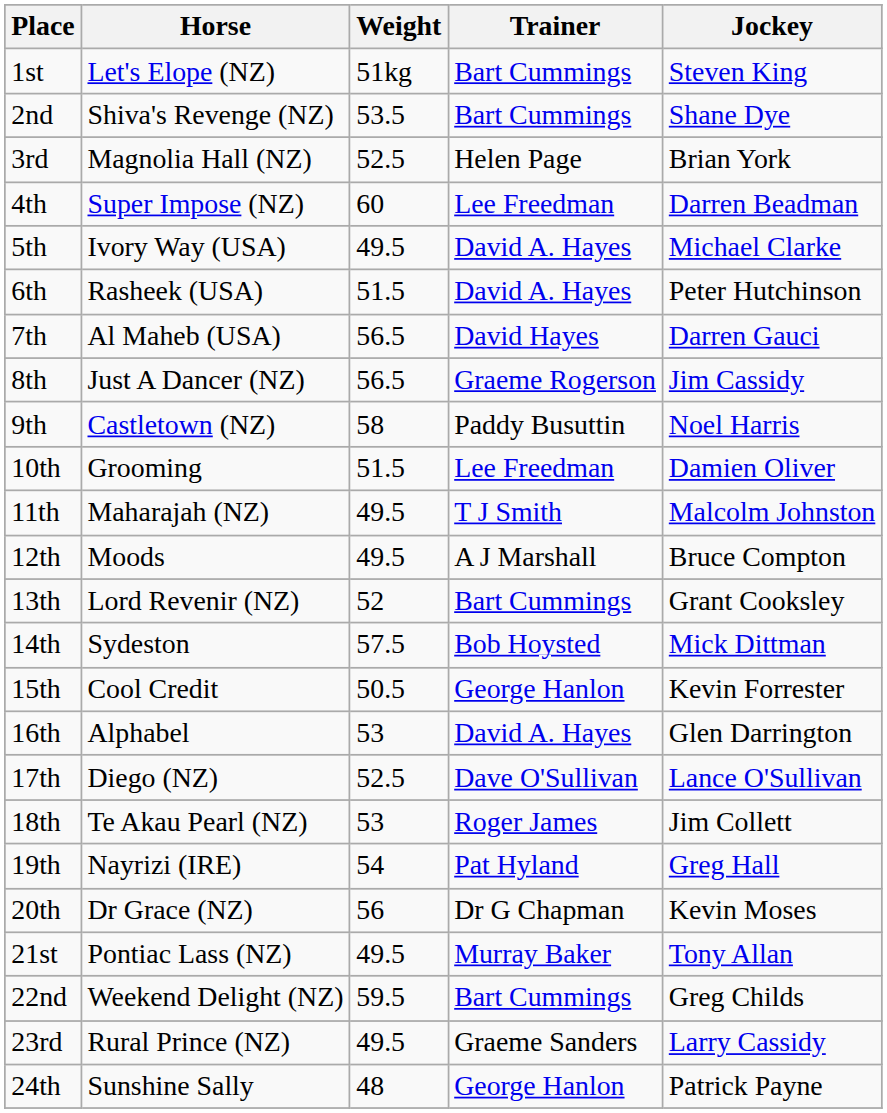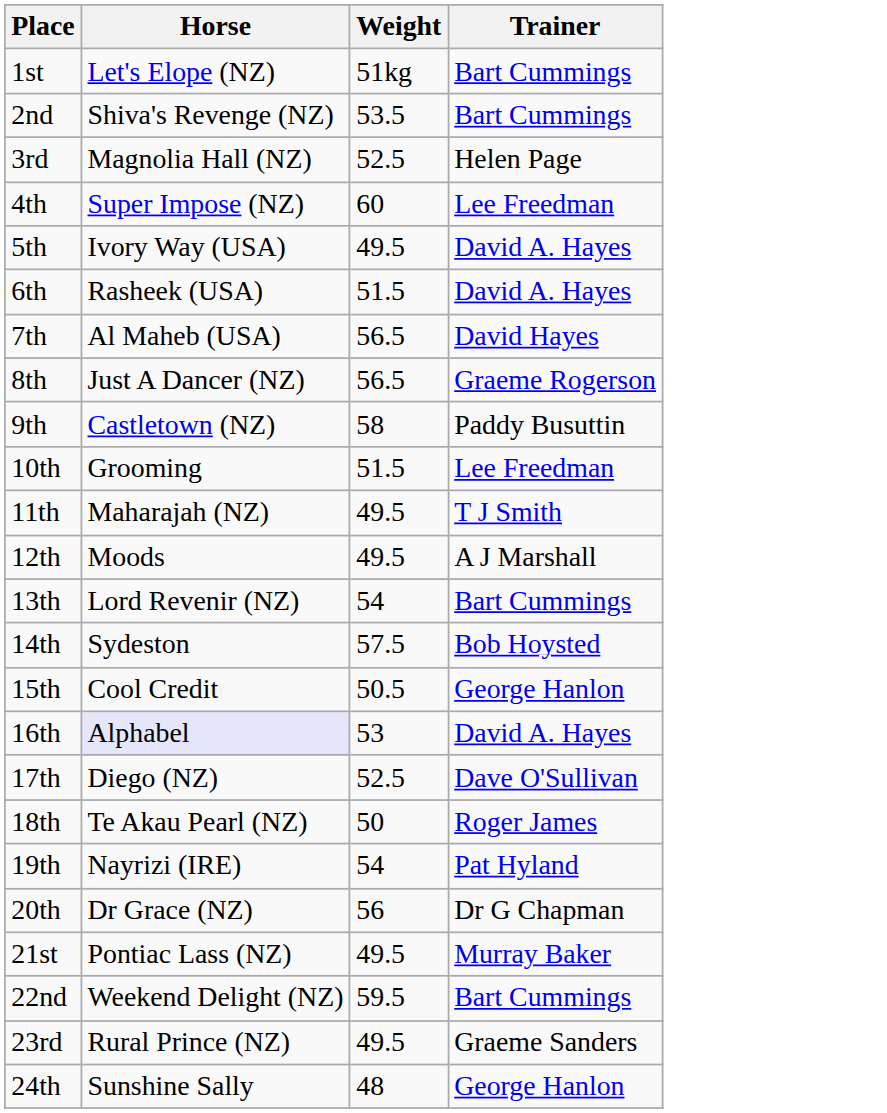- column: (772, 26)
(370, 600) 52 -> (370, 600) 54
(139, 733) no background -> (139, 733) lavender background
(370, 821) 53 -> (370, 821) 50
